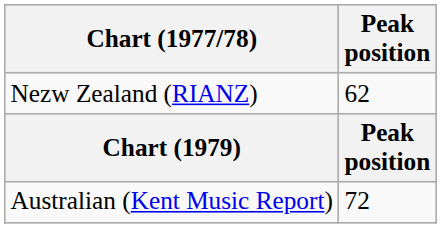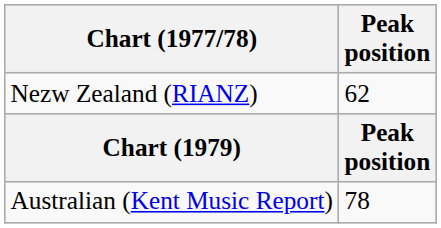(357, 201) 72 -> (357, 201) 78
